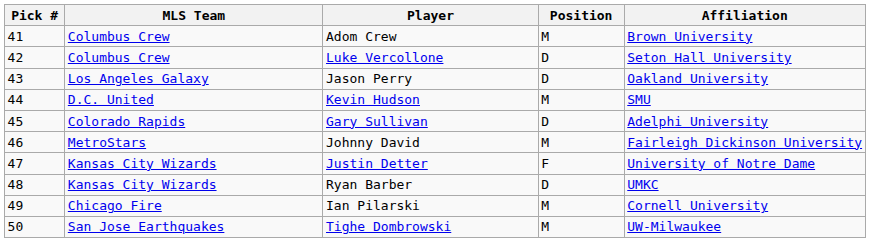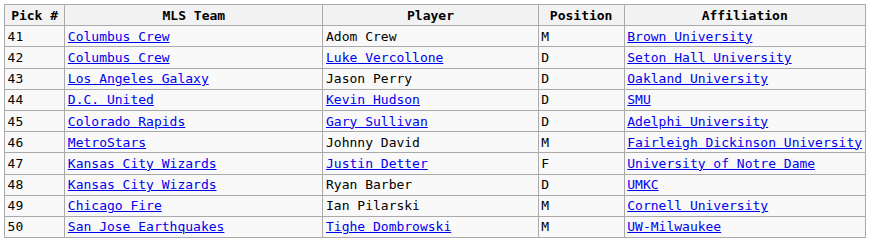(545, 100) M -> (545, 100) D
